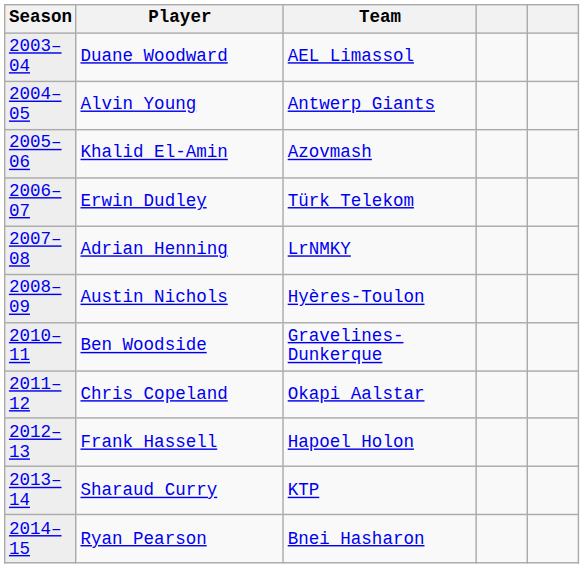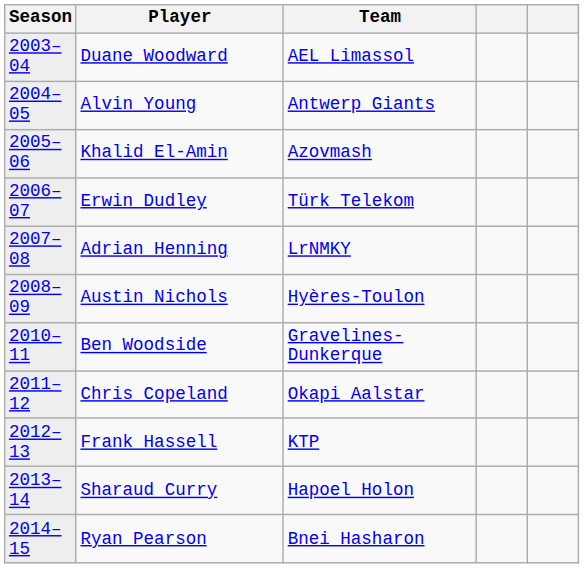(351, 443) Hapoel Holon -> (303, 443) KTP
(303, 491) KTP -> (351, 491) Hapoel Holon
